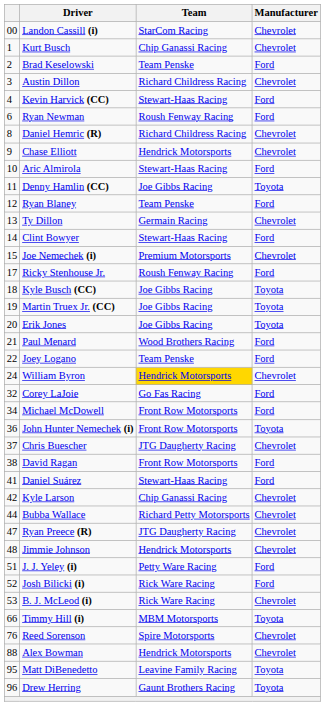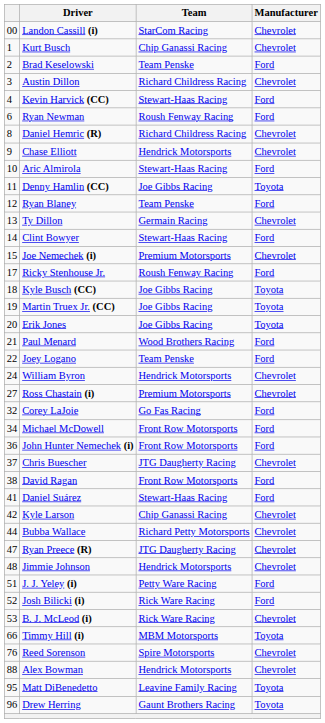(185, 376) gold background -> (185, 376) no background
+ row: (58, 393)
(269, 428) Toyota -> (264, 445) Ford
